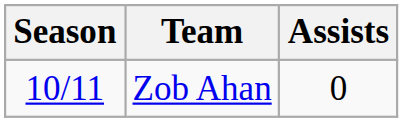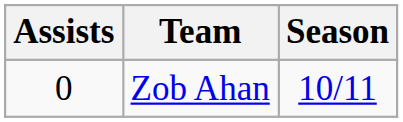columns swapped: (65, 32) <-> (338, 32)
